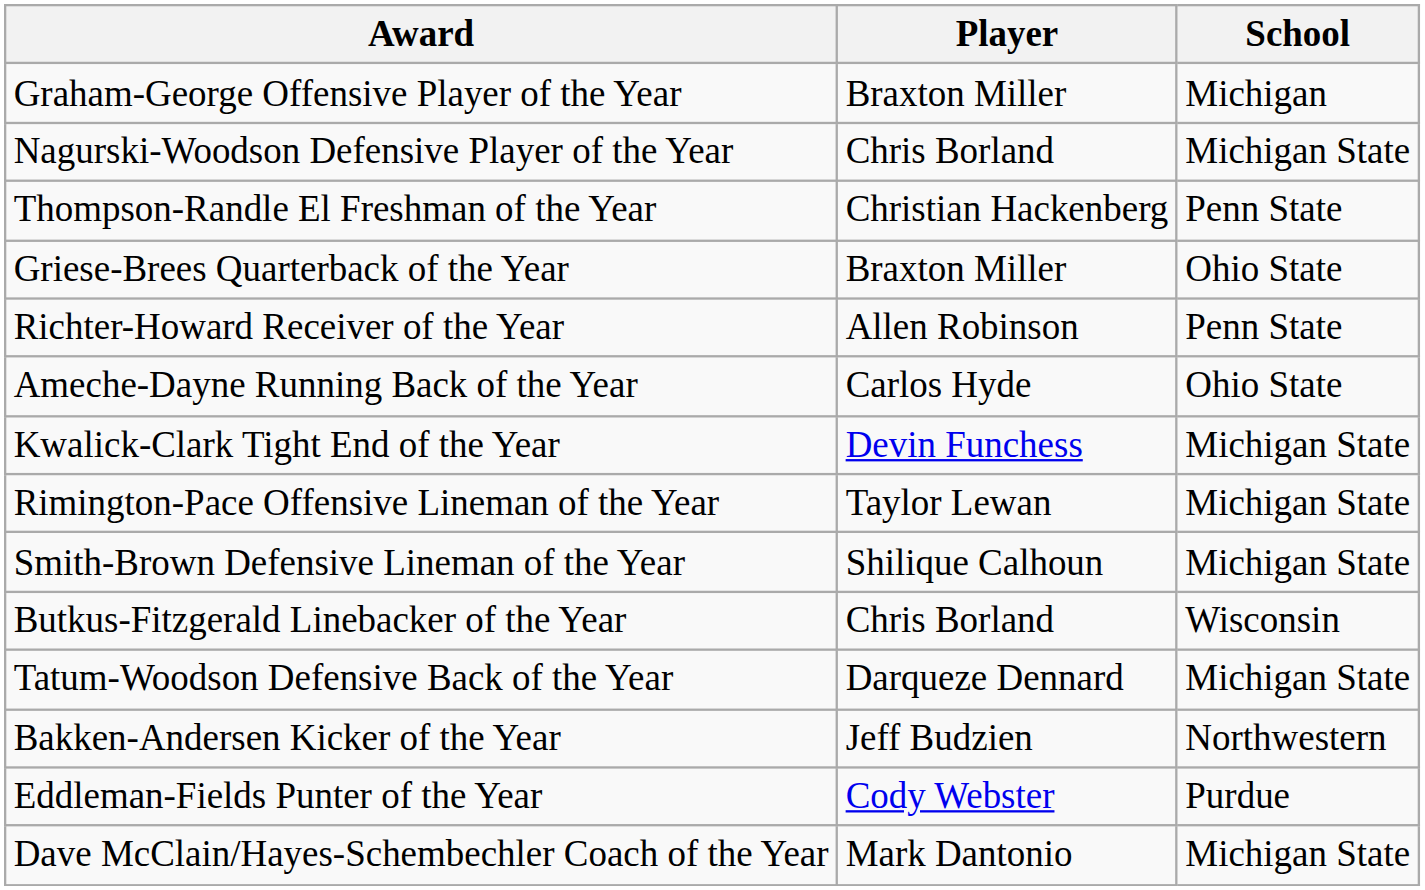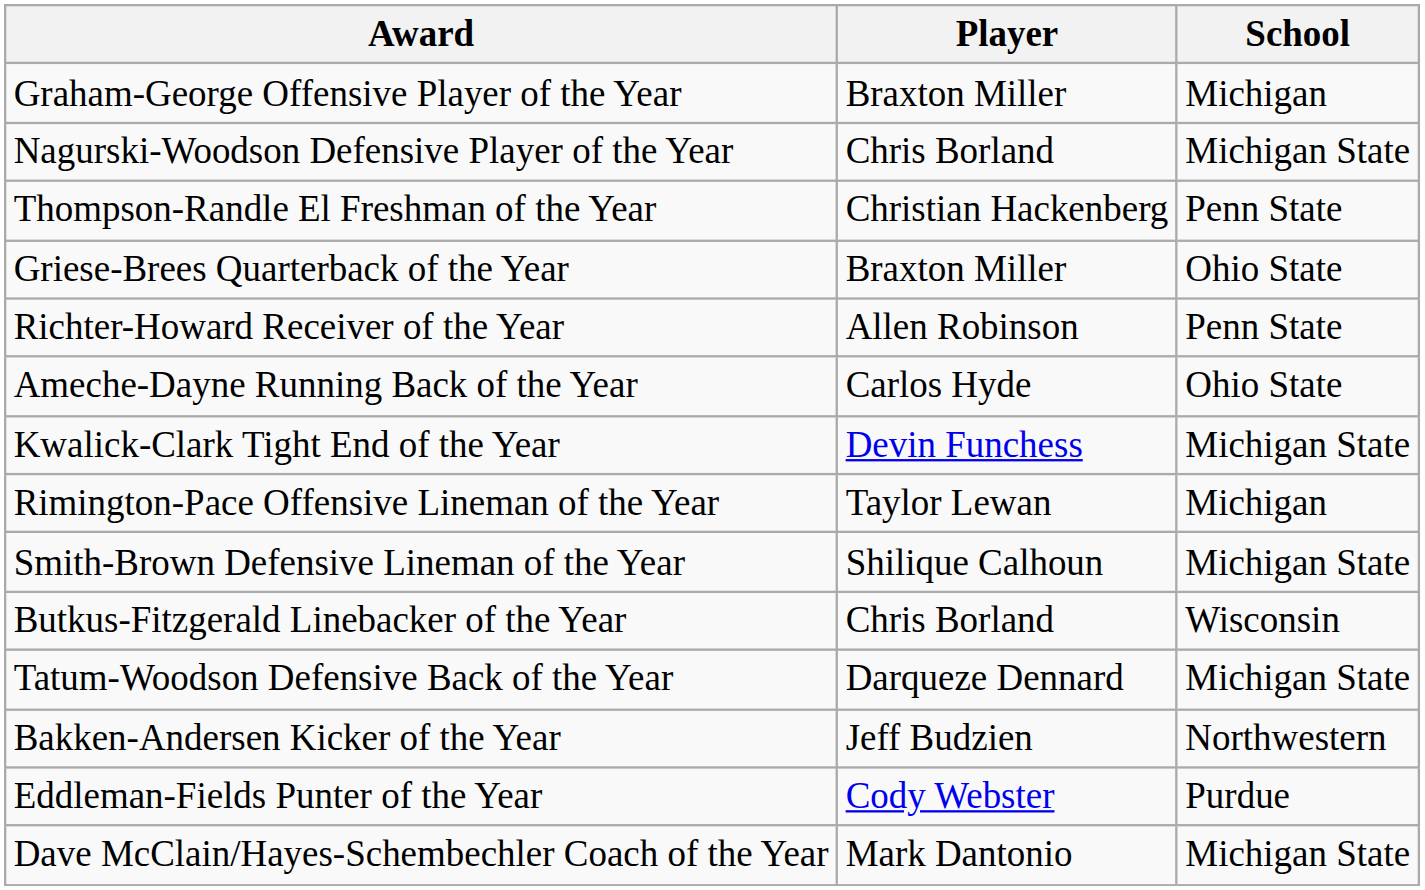(1298, 502) Michigan State -> (1256, 502) Michigan
